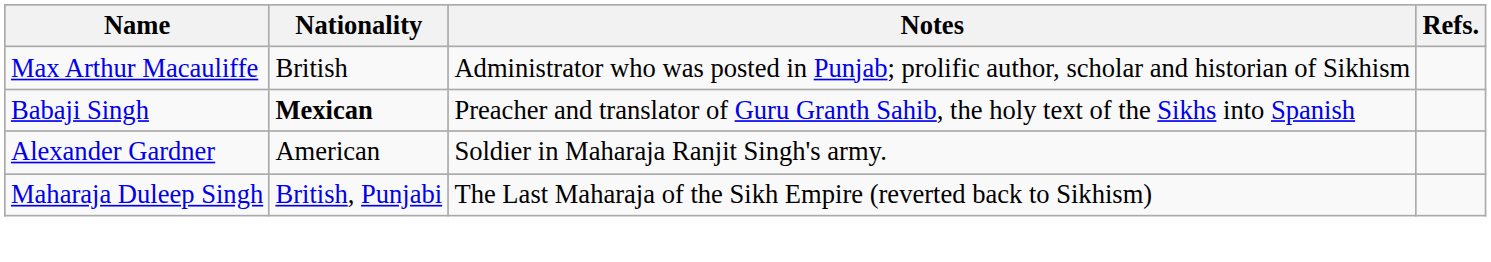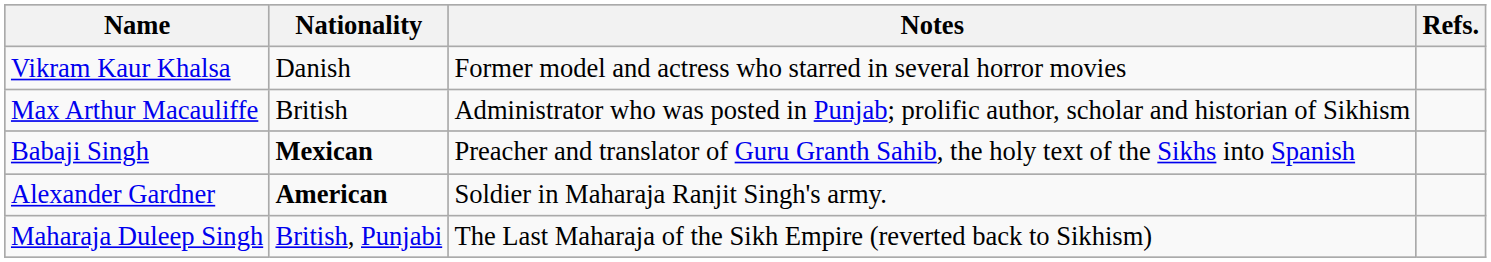+ row: (121, 67)
(328, 151) normal -> (331, 194) bold
